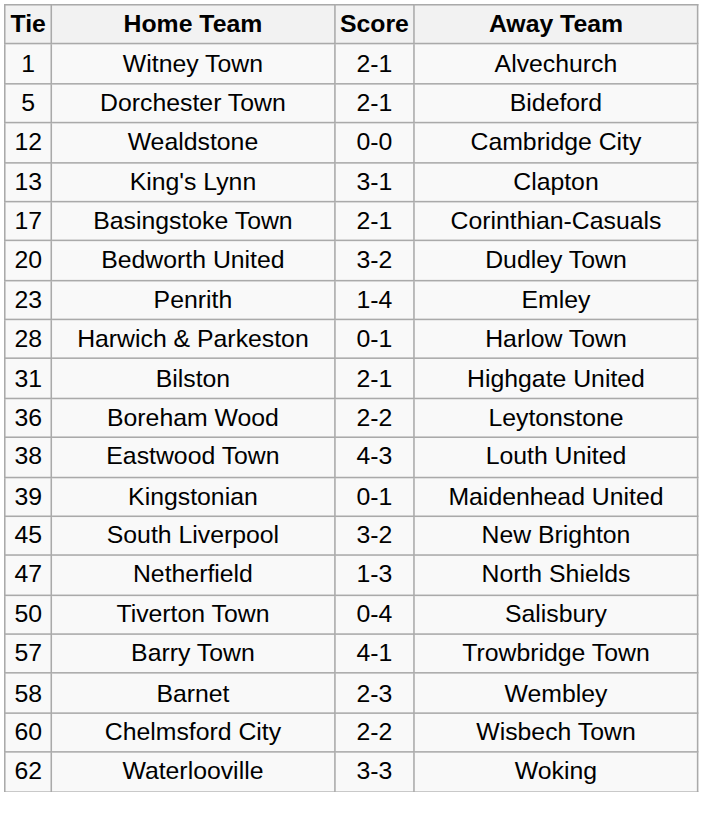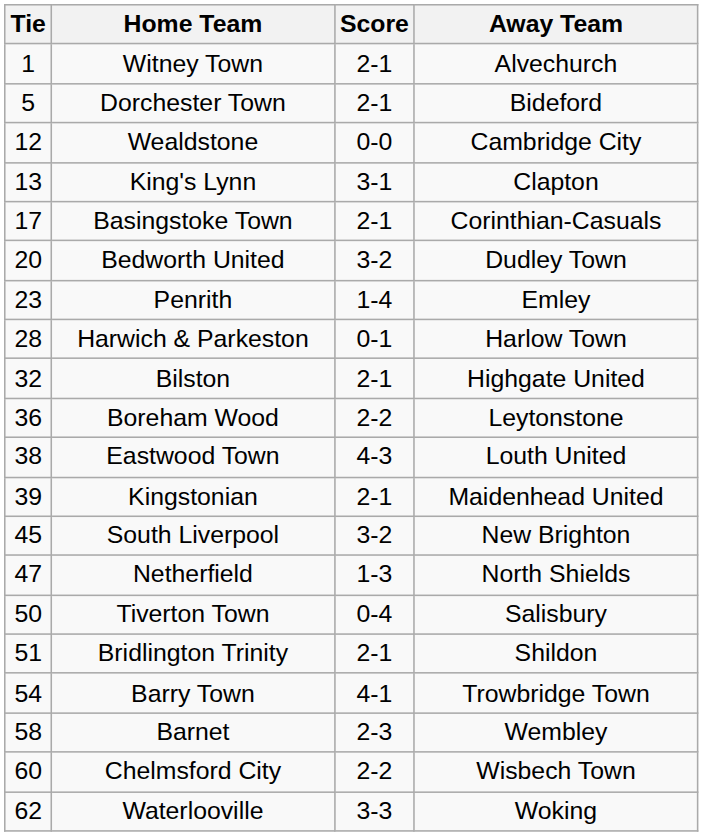(28, 378) 31 -> (28, 378) 32
(374, 496) 0-1 -> (374, 496) 2-1
+ row: (193, 653)
(28, 653) 57 -> (28, 692) 54
